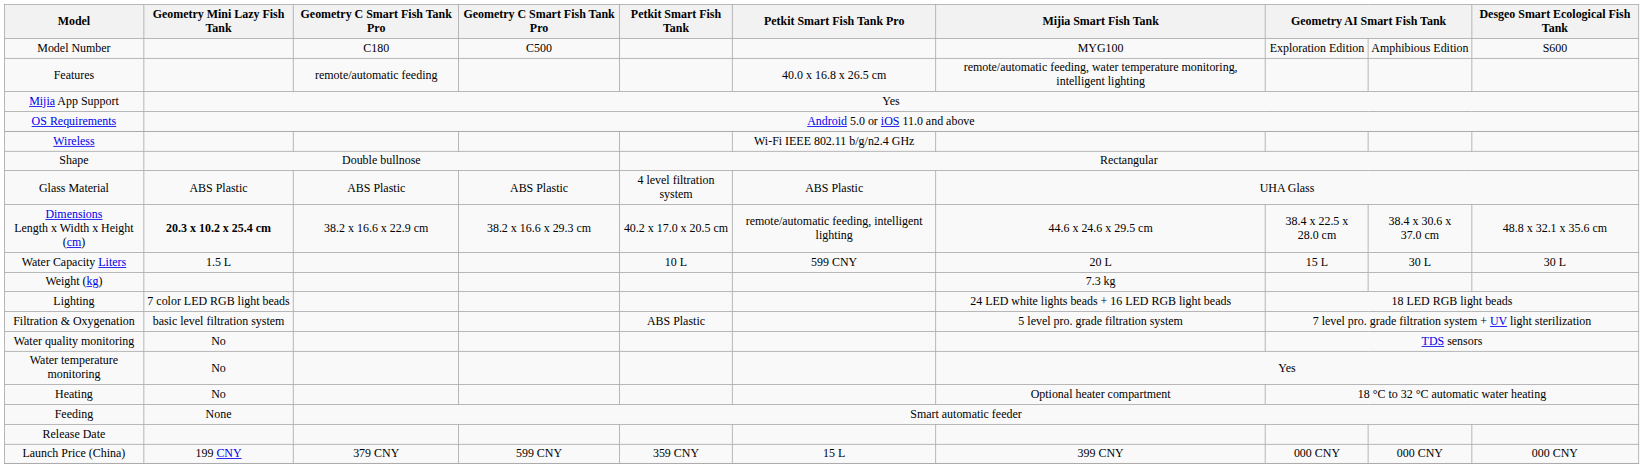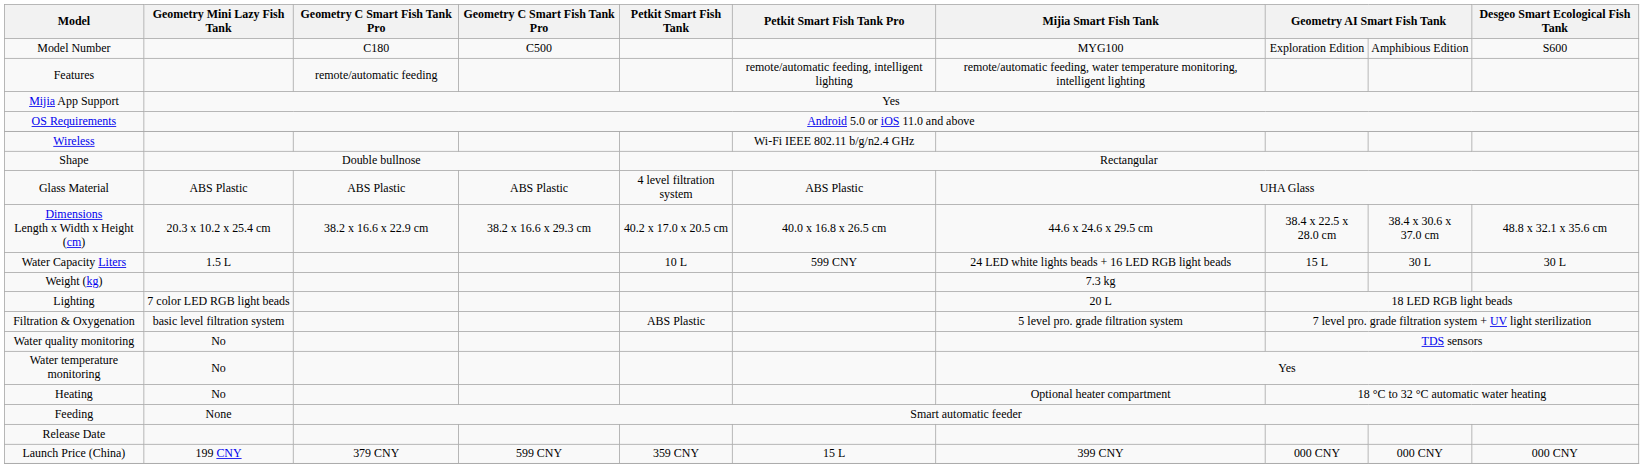(834, 75) 40.0 x 16.8 x 26.5 cm -> (834, 75) remote/automatic feeding, intelligent lighting
(219, 228) bold -> (219, 228) normal
(834, 228) remote/automatic feeding, intelligent lighting -> (834, 228) 40.0 x 16.8 x 26.5 cm
(1101, 262) 20 L -> (1101, 262) 24 LED white lights beads + 16 LED RGB light beads
(1101, 302) 24 LED white lights beads + 16 LED RGB light beads -> (1101, 302) 20 L
